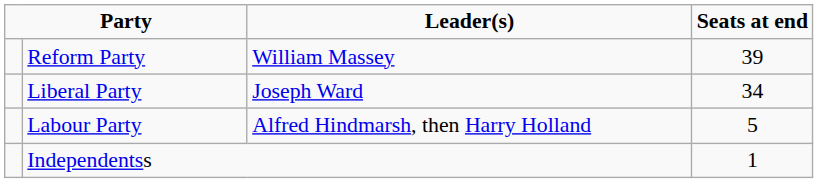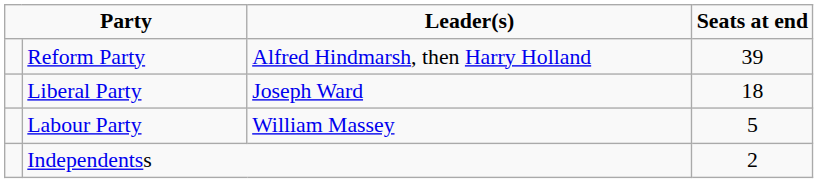(323, 56) William Massey -> (422, 56) Alfred Hindmarsh, then Harry Holland
(752, 90) 34 -> (752, 90) 18
(422, 125) Alfred Hindmarsh, then Harry Holland -> (323, 125) William Massey
(752, 159) 1 -> (752, 159) 2
